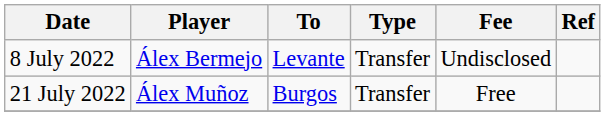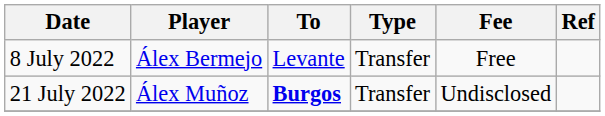(496, 57) Undisclosed -> (496, 57) Free
(305, 93) normal -> (307, 93) bold
(496, 93) Free -> (496, 93) Undisclosed
